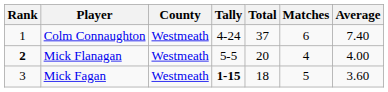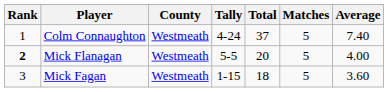(306, 35) 6 -> (306, 35) 5
(306, 55) 4 -> (306, 55) 5
(229, 76) bold -> (229, 76) normal
